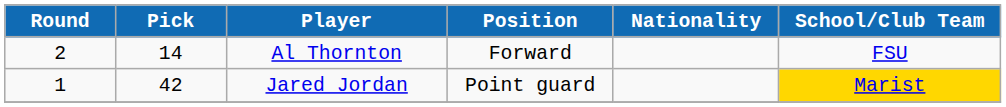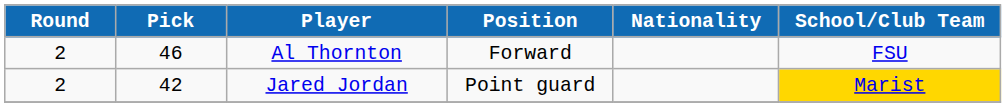(171, 53) 14 -> (171, 53) 46
(60, 85) 1 -> (60, 85) 2
